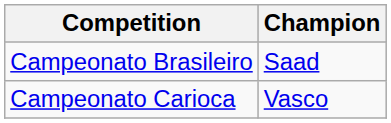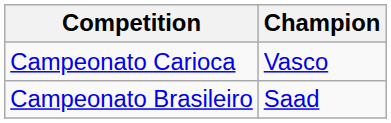rows swapped: (131, 61) <-> (123, 99)
